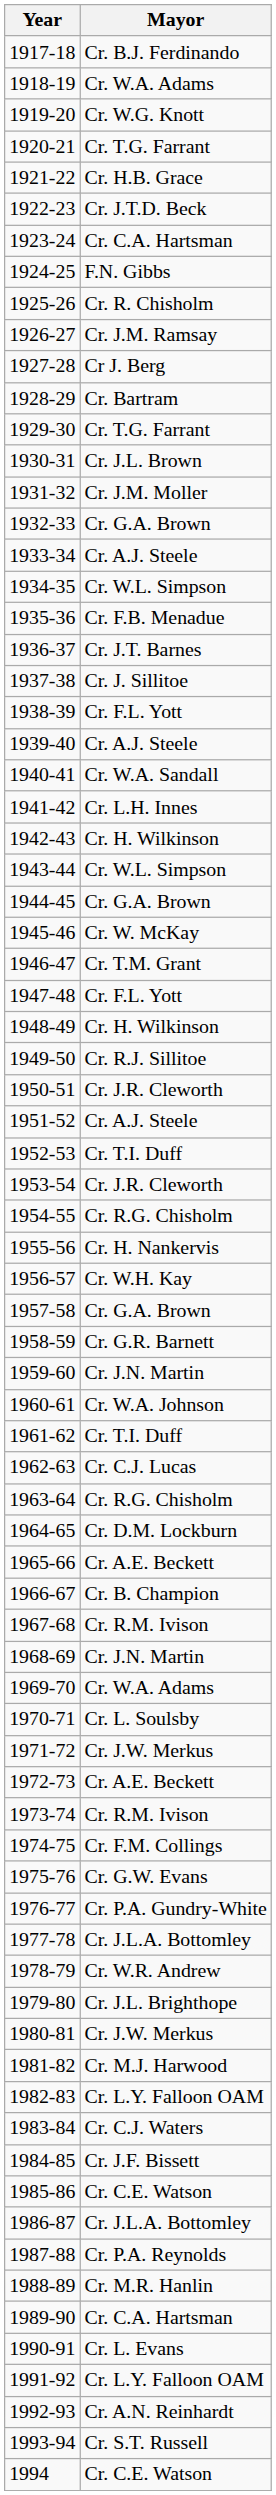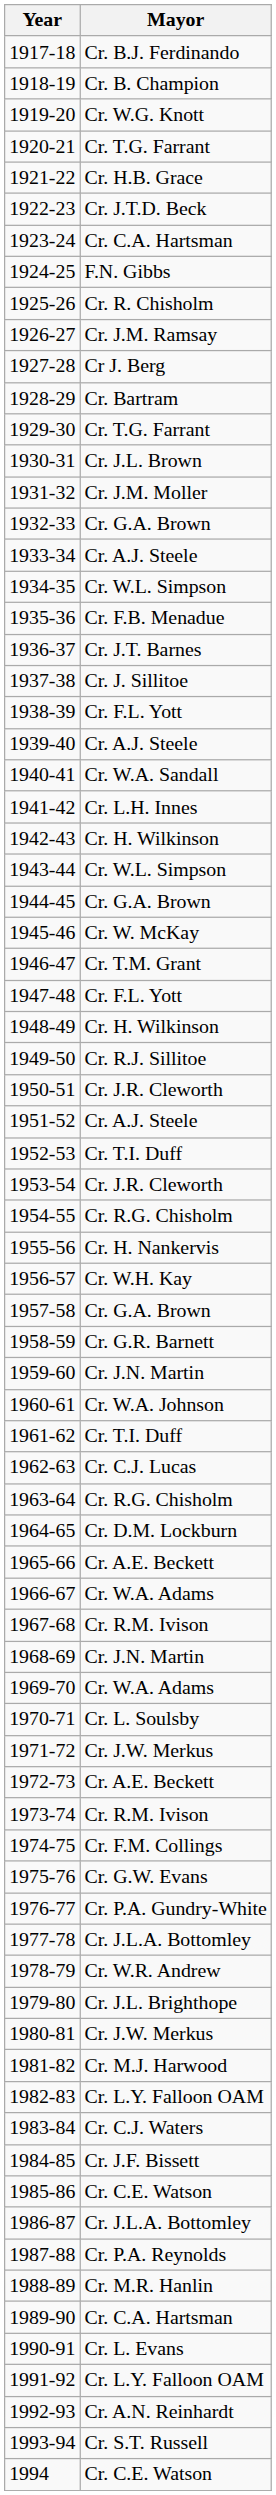(149, 83) Cr. W.A. Adams -> (152, 83) Cr. B. Champion
(152, 1593) Cr. B. Champion -> (149, 1593) Cr. W.A. Adams
